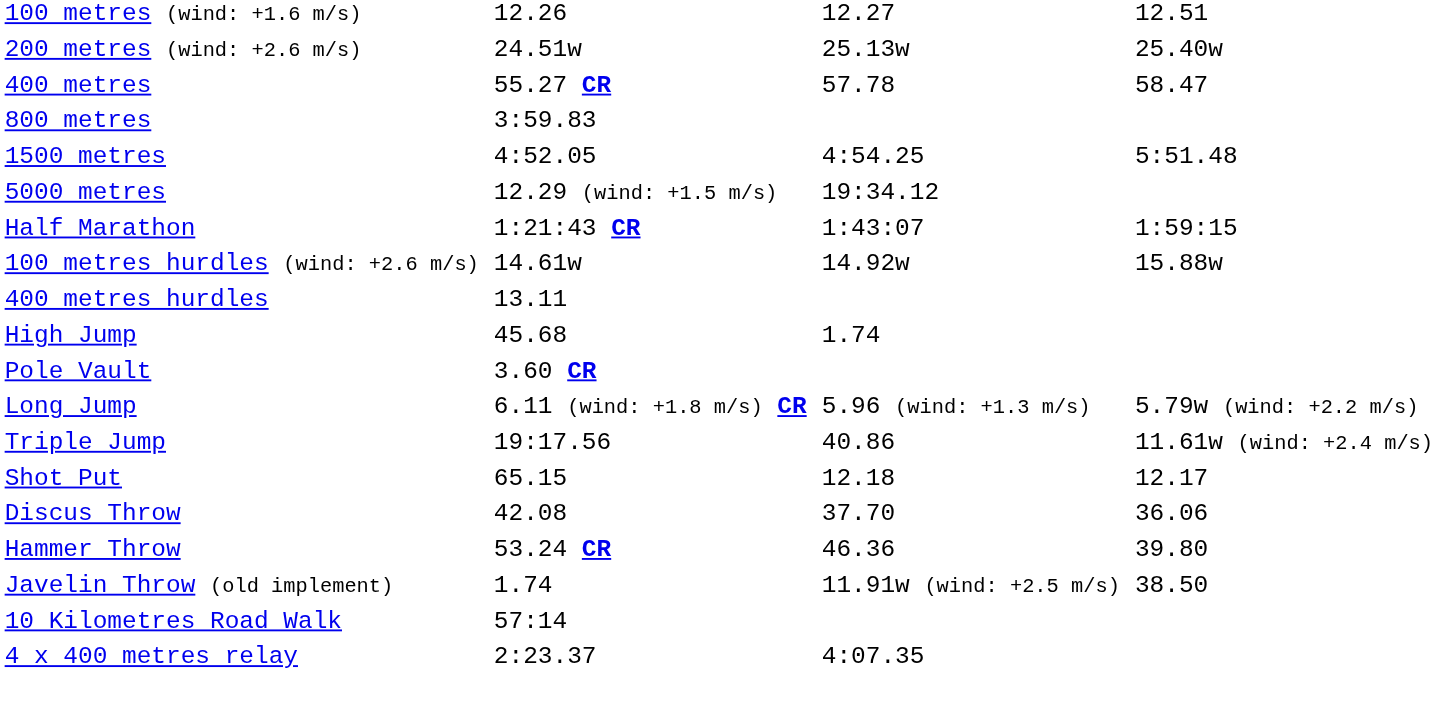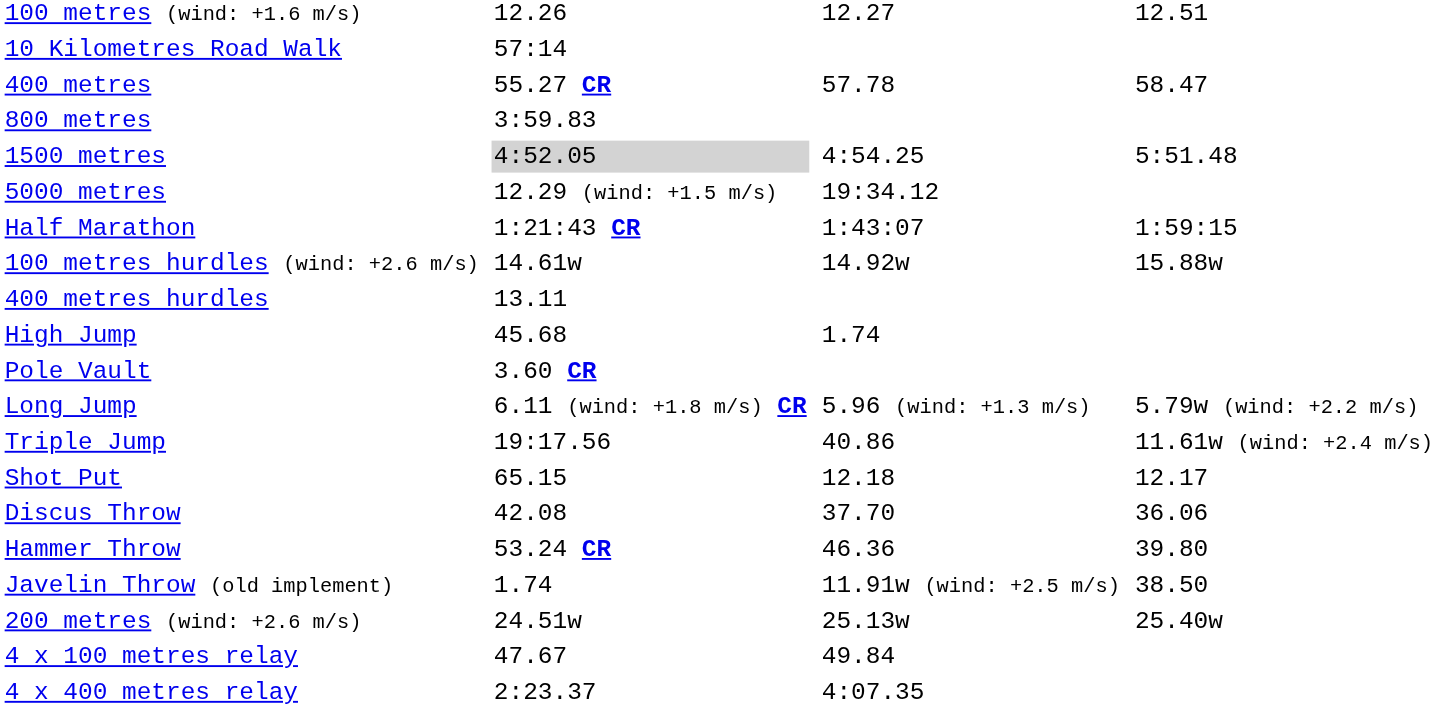rows swapped: (183, 49) <-> (173, 621)
(545, 157) no background -> (545, 157) lightgrey background
+ row: (151, 657)
